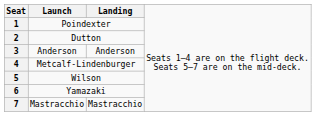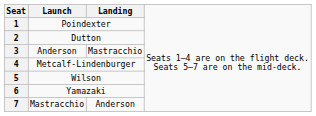(115, 51) Anderson -> (115, 51) Mastracchio
(115, 104) Mastracchio -> (115, 104) Anderson
